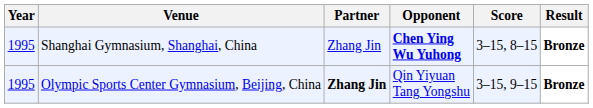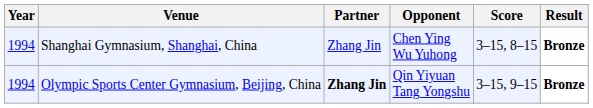(21, 46) 1995 -> (21, 46) 1994
(427, 46) bold -> (425, 46) normal
(21, 84) 1995 -> (21, 84) 1994
